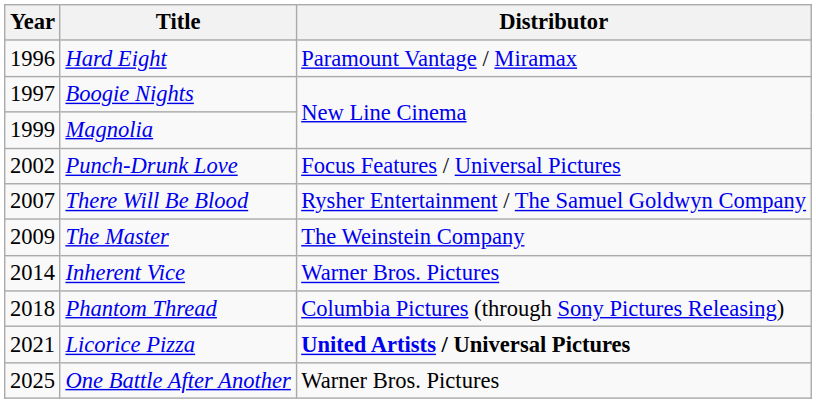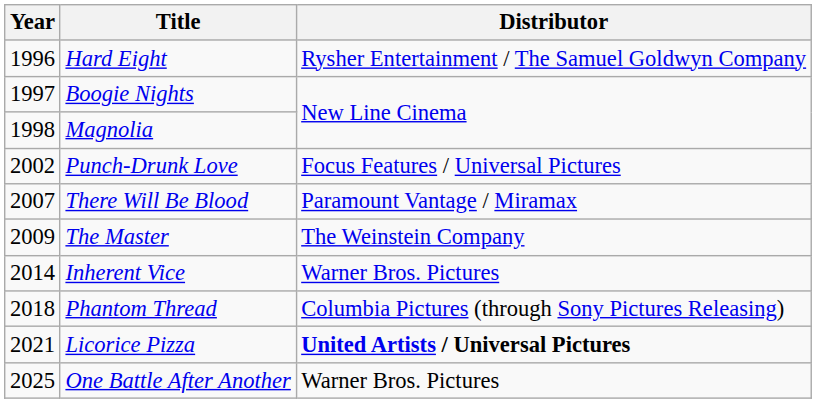(439, 58) Paramount Vantage / Miramax -> (554, 58) Rysher Entertainment / The Samuel Goldwyn Company
(32, 129) 1999 -> (32, 129) 1998
(554, 201) Rysher Entertainment / The Samuel Goldwyn Company -> (439, 201) Paramount Vantage / Miramax
